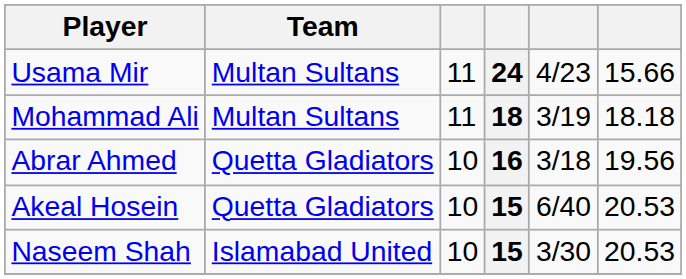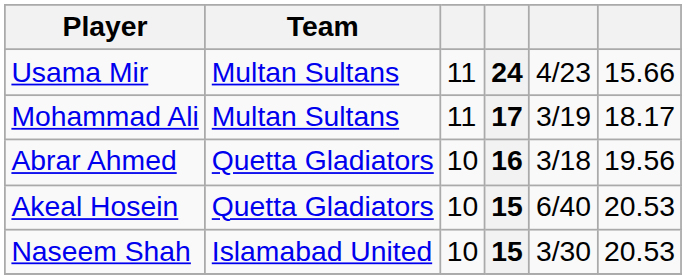(507, 116) 18 -> (507, 116) 17
(640, 116) 18.18 -> (640, 116) 18.17
